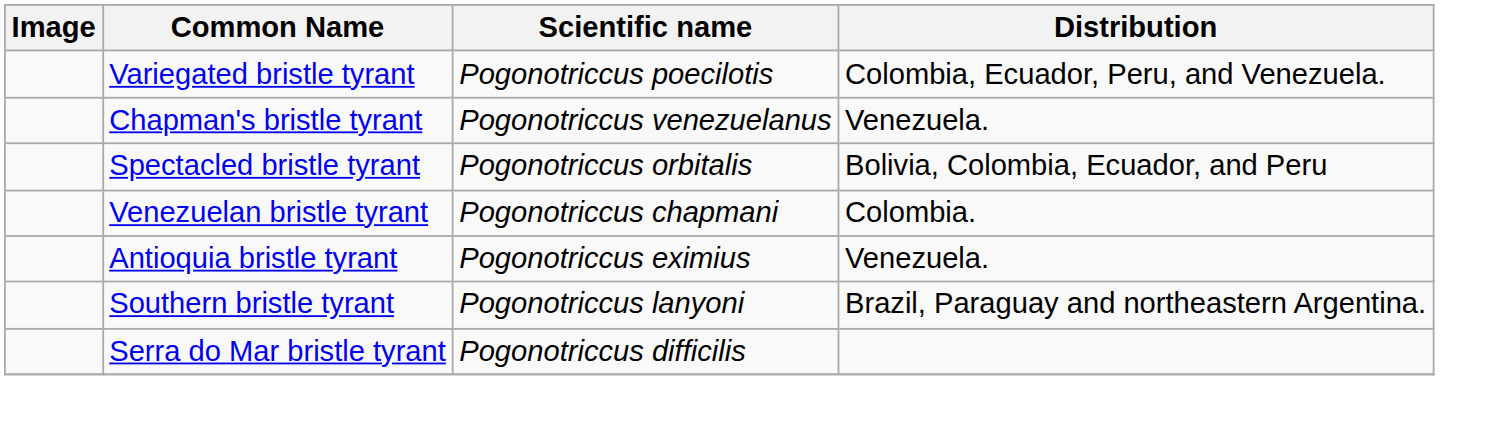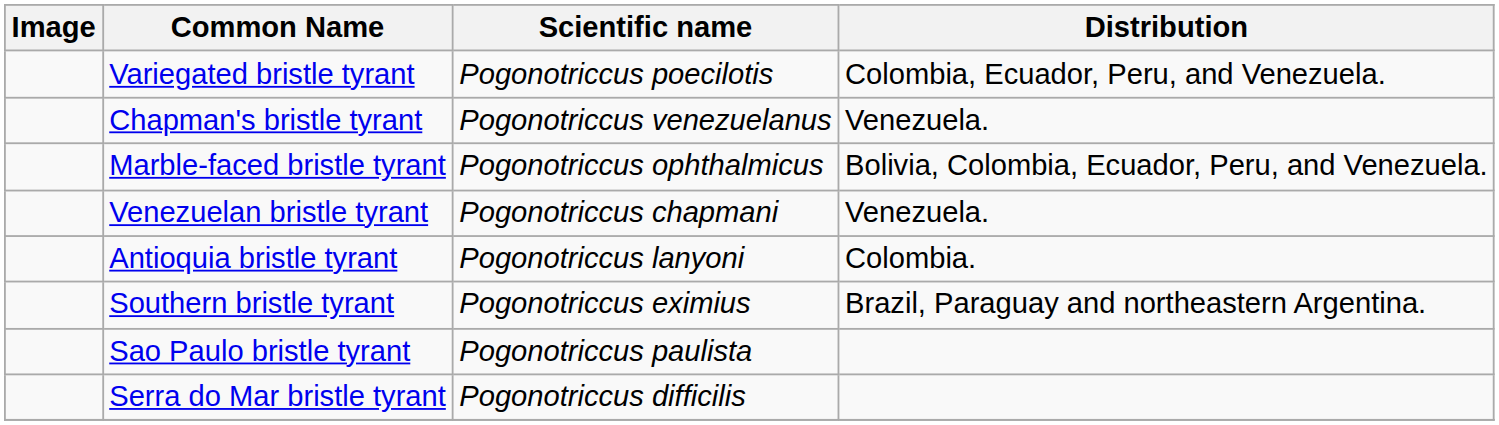+ row: (278, 166)
- row: (265, 166)
(911, 212) Colombia. -> (917, 212) Venezuela.
(605, 258) Pogonotriccus eximius -> (602, 258) Pogonotriccus lanyoni
(917, 258) Venezuela. -> (911, 258) Colombia.
(602, 304) Pogonotriccus lanyoni -> (605, 304) Pogonotriccus eximius
+ row: (260, 350)
